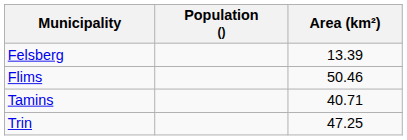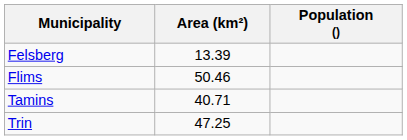columns swapped: (221, 24) <-> (345, 24)
